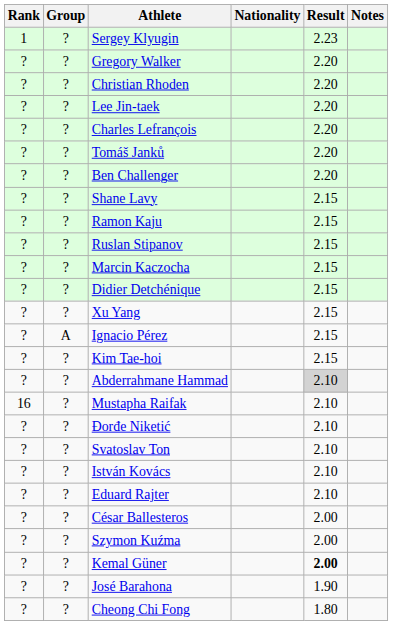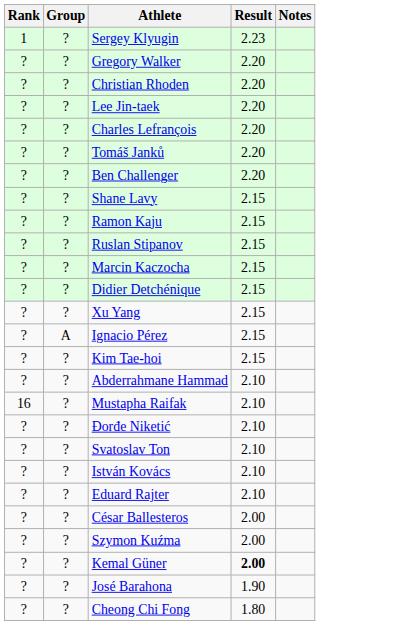- column: (267, 16)
(326, 381) lightgrey background -> (253, 381) no background
